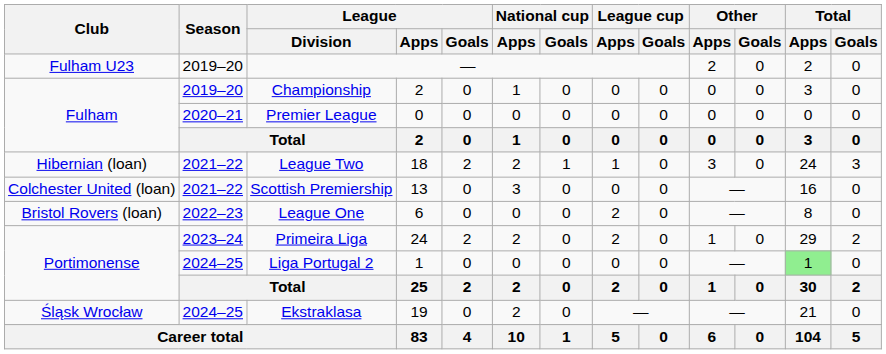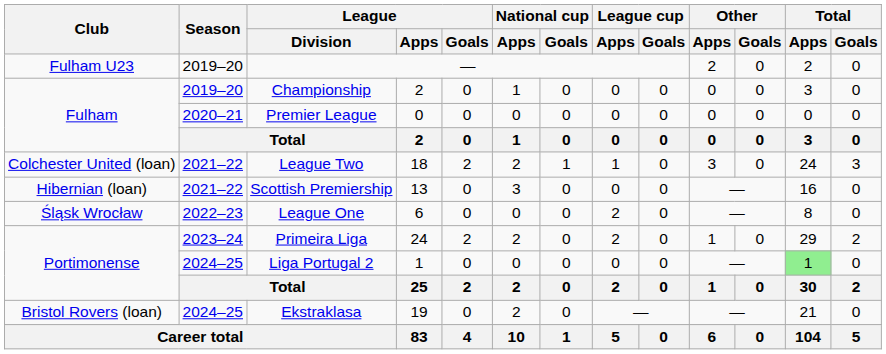(92, 164) Hibernian (loan) -> (92, 164) Colchester United (loan)
(92, 189) Colchester United (loan) -> (92, 189) Hibernian (loan)
(92, 213) Bristol Rovers (loan) -> (92, 213) Śląsk Wrocław
(92, 312) Śląsk Wrocław -> (92, 312) Bristol Rovers (loan)
